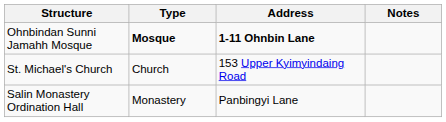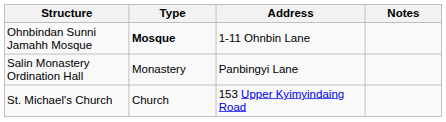(267, 38) bold -> (264, 38) normal
rows swapped: (60, 69) <-> (48, 100)
